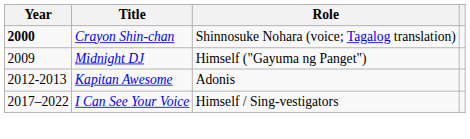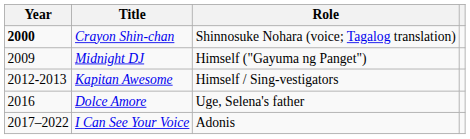(215, 79) Adonis -> (267, 79) Himself / Sing-vestigators
+ row: (111, 101)
(267, 101) Himself / Sing-vestigators -> (215, 123) Adonis
